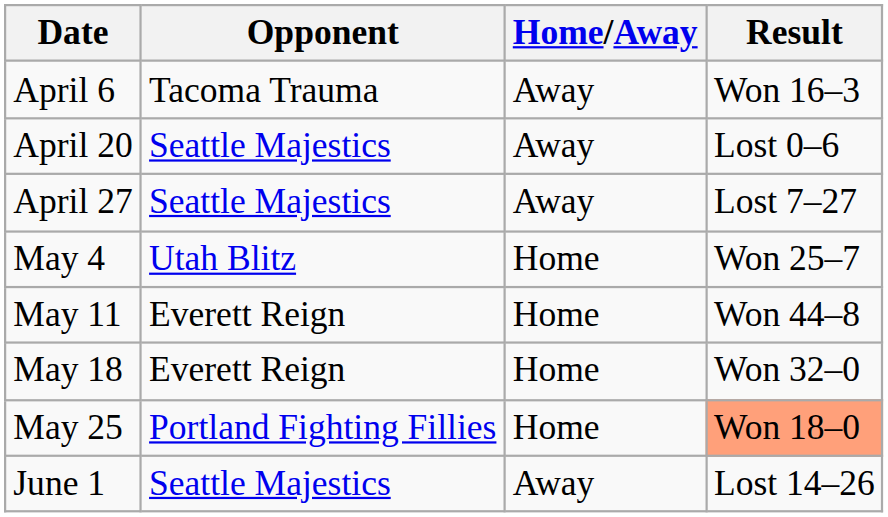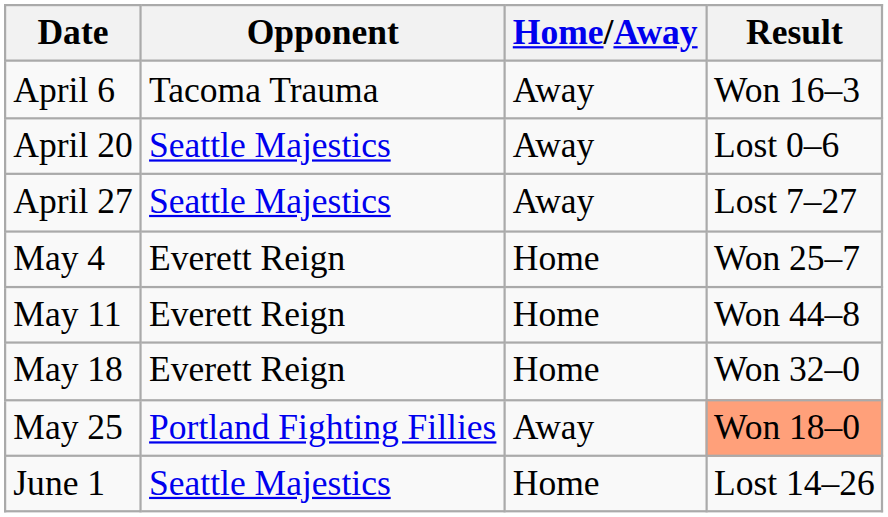(223, 257) Utah Blitz -> (247, 257) Everett Reign
(556, 426) Home -> (554, 426) Away
(554, 483) Away -> (556, 483) Home
